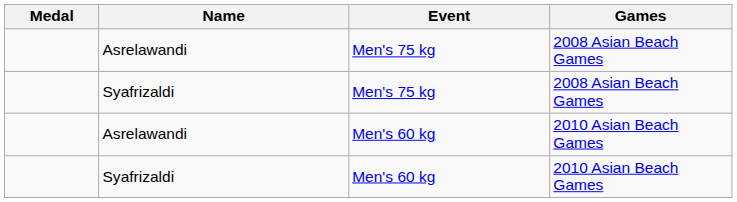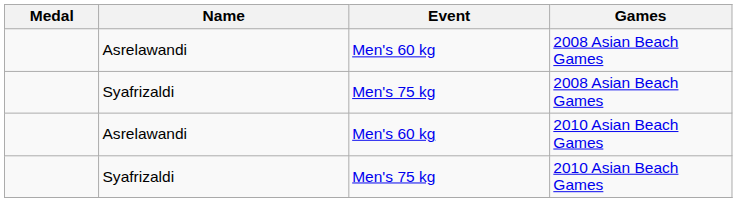(394, 50) Men's 75 kg -> (394, 50) Men's 60 kg
(394, 176) Men's 60 kg -> (394, 176) Men's 75 kg
